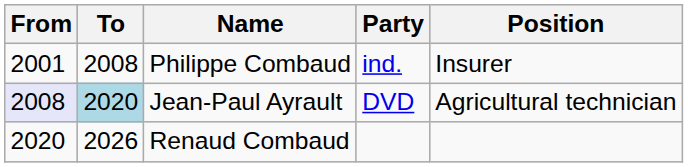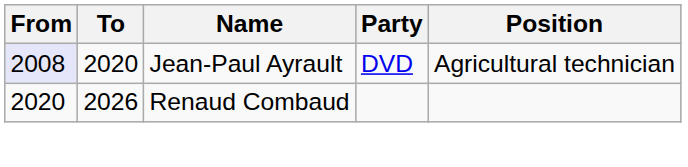- row: (250, 63)
(111, 102) lightblue background -> (111, 63) no background
